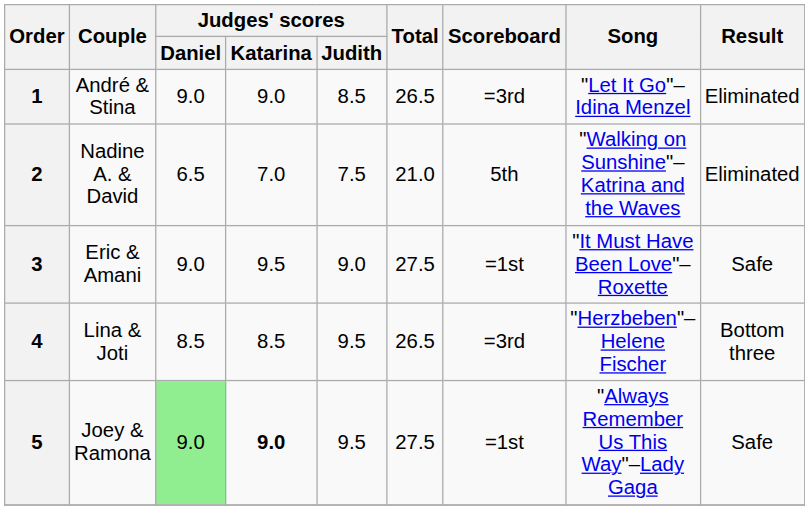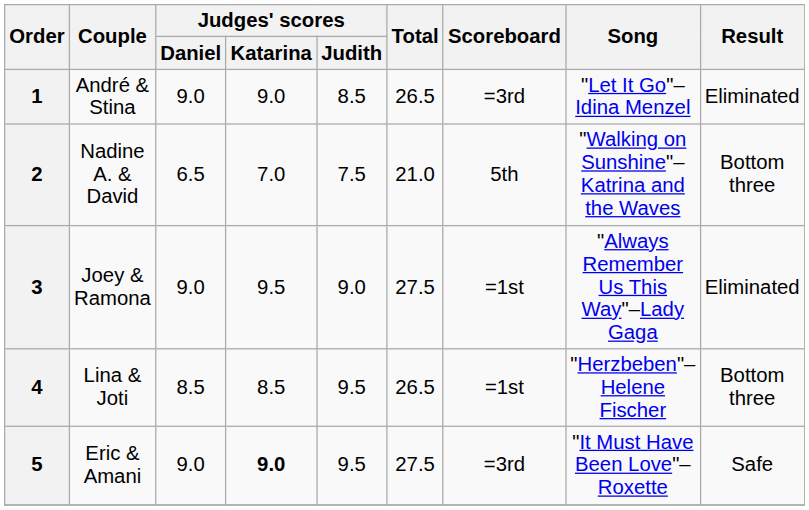(752, 174) Eliminated -> (752, 174) Bottom three
(112, 263) Eric & Amani -> (112, 286) Joey & Ramona
(633, 263) "It Must Have Been Love"–Roxette -> (633, 286) "Always Remember Us This Way"–Lady Gaga
(752, 263) Safe -> (752, 286) Eliminated
(504, 341) =3rd -> (504, 387) =1st
(112, 442) Joey & Ramona -> (112, 465) Eric & Amani
(191, 442) lightgreen background -> (191, 465) no background
(504, 442) =1st -> (504, 465) =3rd
(633, 442) "Always Remember Us This Way"–Lady Gaga -> (633, 465) "It Must Have Been Love"–Roxette
